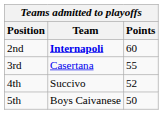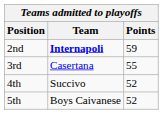(131, 48) 60 -> (131, 48) 59
(131, 100) 50 -> (131, 100) 52
